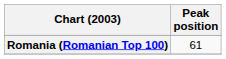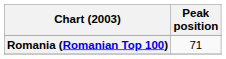(196, 44) 61 -> (196, 44) 71
